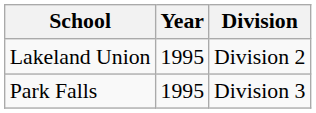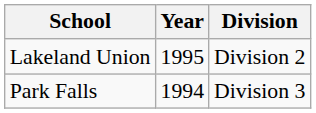(182, 90) 1995 -> (182, 90) 1994
